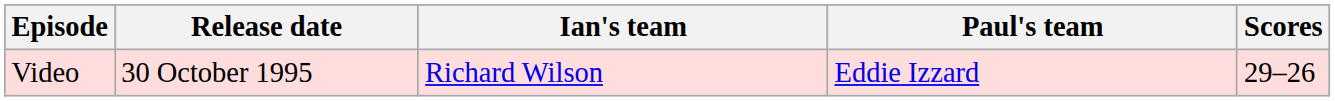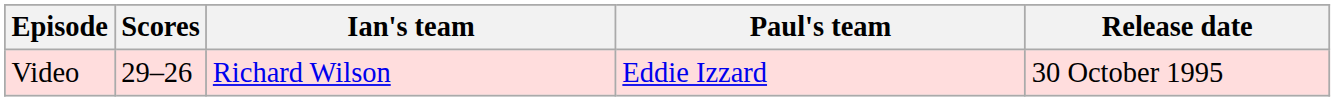columns swapped: (267, 27) <-> (1283, 27)
